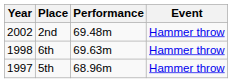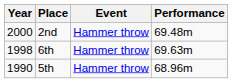columns swapped: (187, 13) <-> (109, 13)
(20, 31) 2002 -> (20, 31) 2000
(20, 68) 1997 -> (20, 68) 1990
